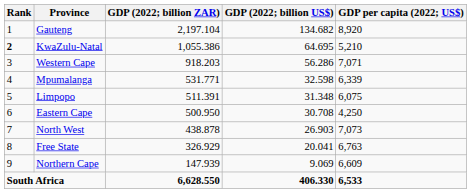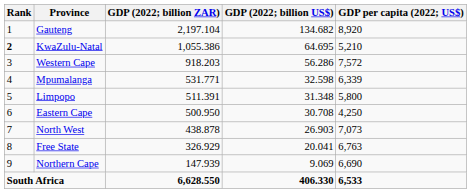(350, 63) 7,071 -> (350, 63) 7,572
(350, 96) 6,075 -> (350, 96) 5,800
(350, 163) 6,609 -> (350, 163) 6,690
